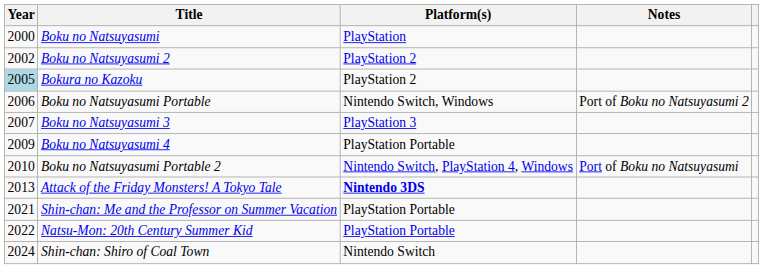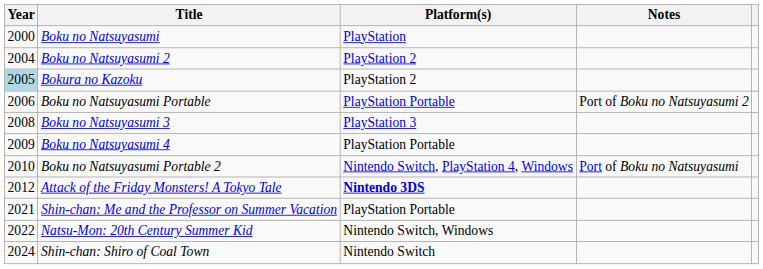(21, 58) 2002 -> (21, 58) 2004
(418, 101) Nintendo Switch, Windows -> (399, 101) PlayStation Portable
(21, 123) 2007 -> (21, 123) 2008
(21, 187) 2013 -> (21, 187) 2012
(399, 230) PlayStation Portable -> (418, 230) Nintendo Switch, Windows
